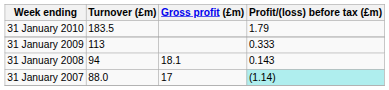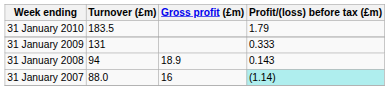(96, 45) 113 -> (97, 45) 131
(171, 61) 18.1 -> (171, 61) 18.9
(167, 77) 17 -> (167, 77) 16
